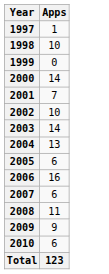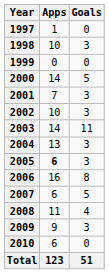+ column: (87, 13)
(54, 161) normal -> (54, 161) bold
